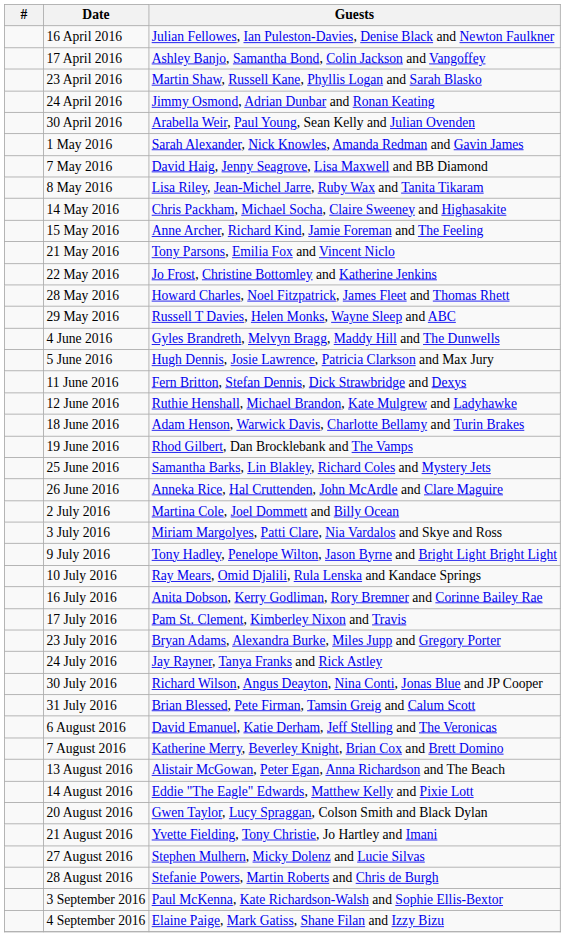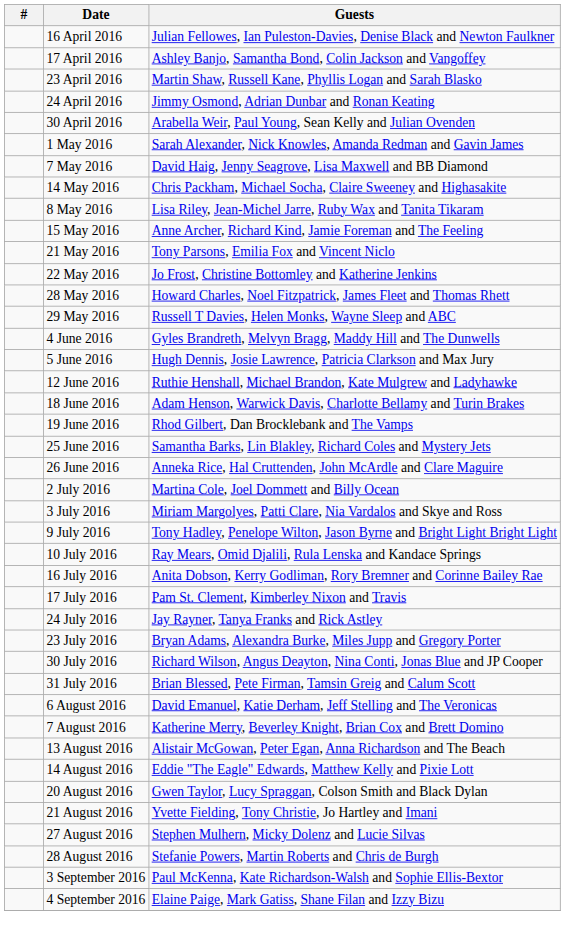rows swapped: (79, 187) <-> (83, 209)
- row: (82, 381)
rows swapped: (82, 640) <-> (82, 662)
